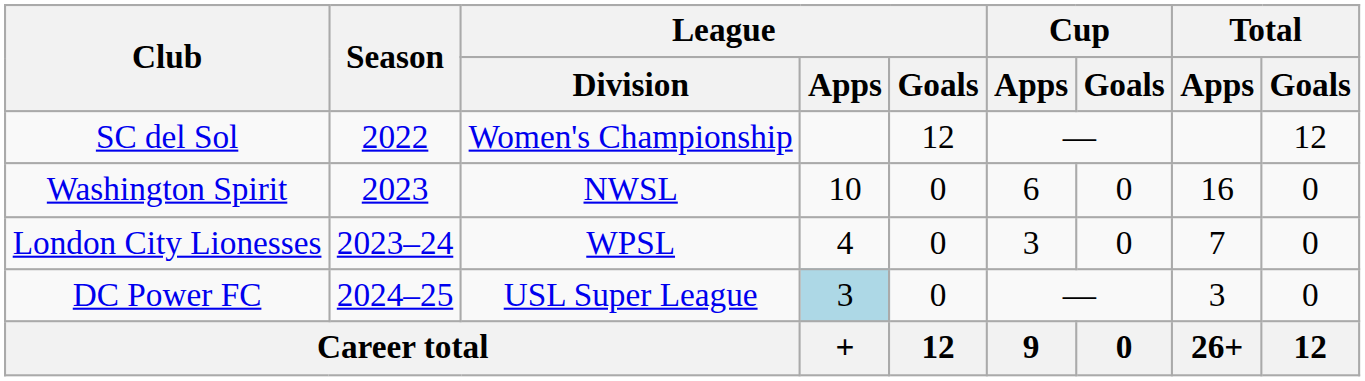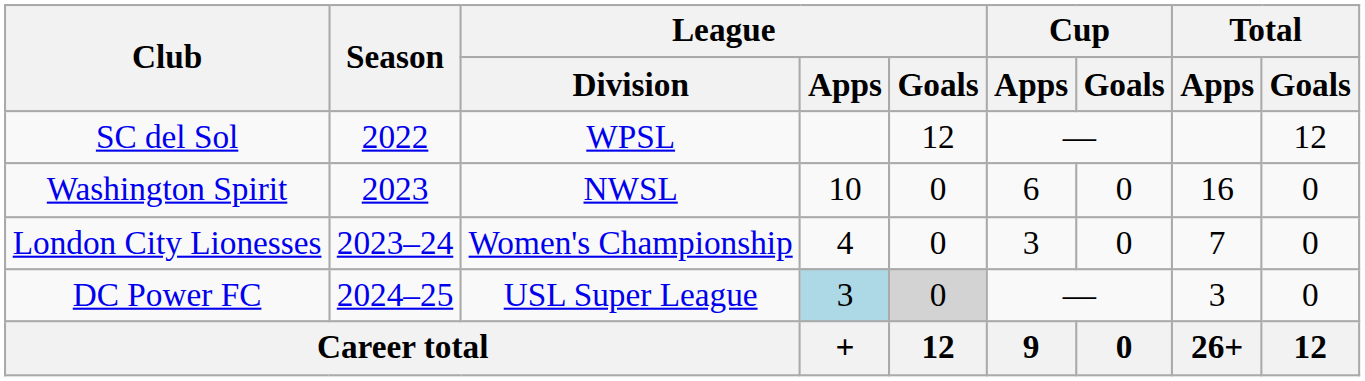(631, 136) Women's Championship -> (631, 136) WPSL
(631, 242) WPSL -> (631, 242) Women's Championship
(938, 294) no background -> (938, 294) lightgrey background
